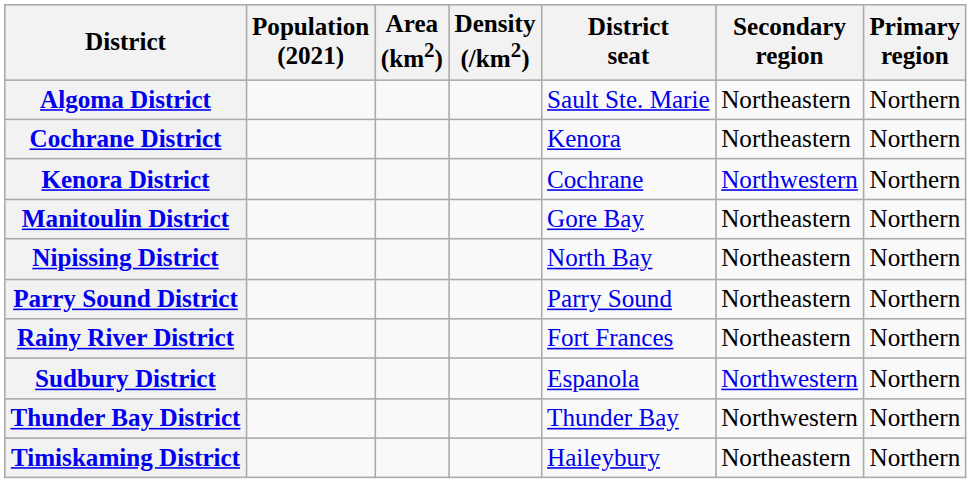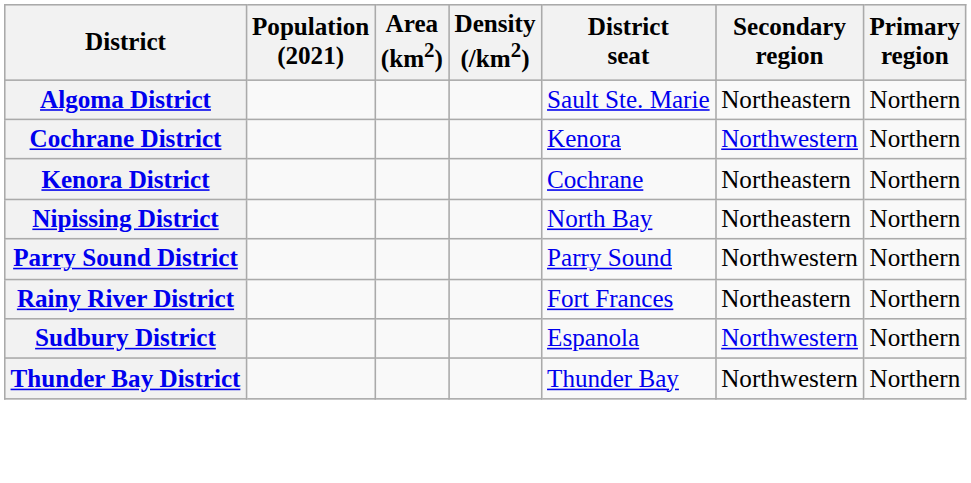(786, 139) Northeastern -> (790, 139) Northwestern
(790, 178) Northwestern -> (786, 178) Northeastern
- row: (125, 218)
(786, 298) Northeastern -> (790, 258) Northwestern
- row: (125, 457)
